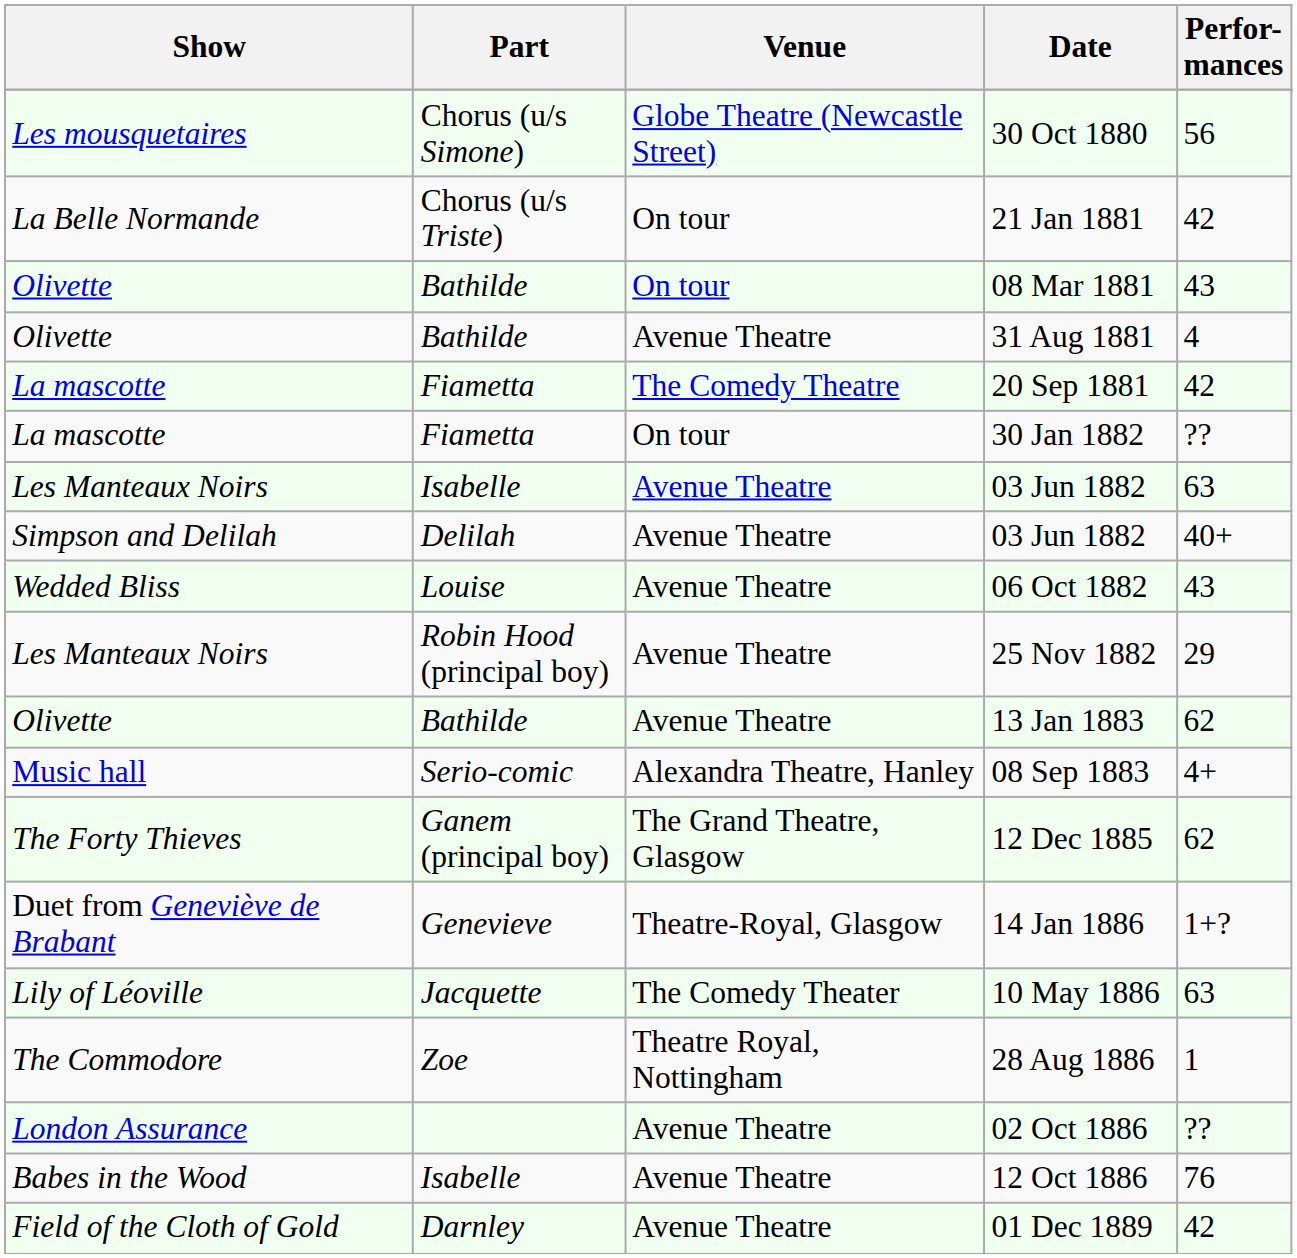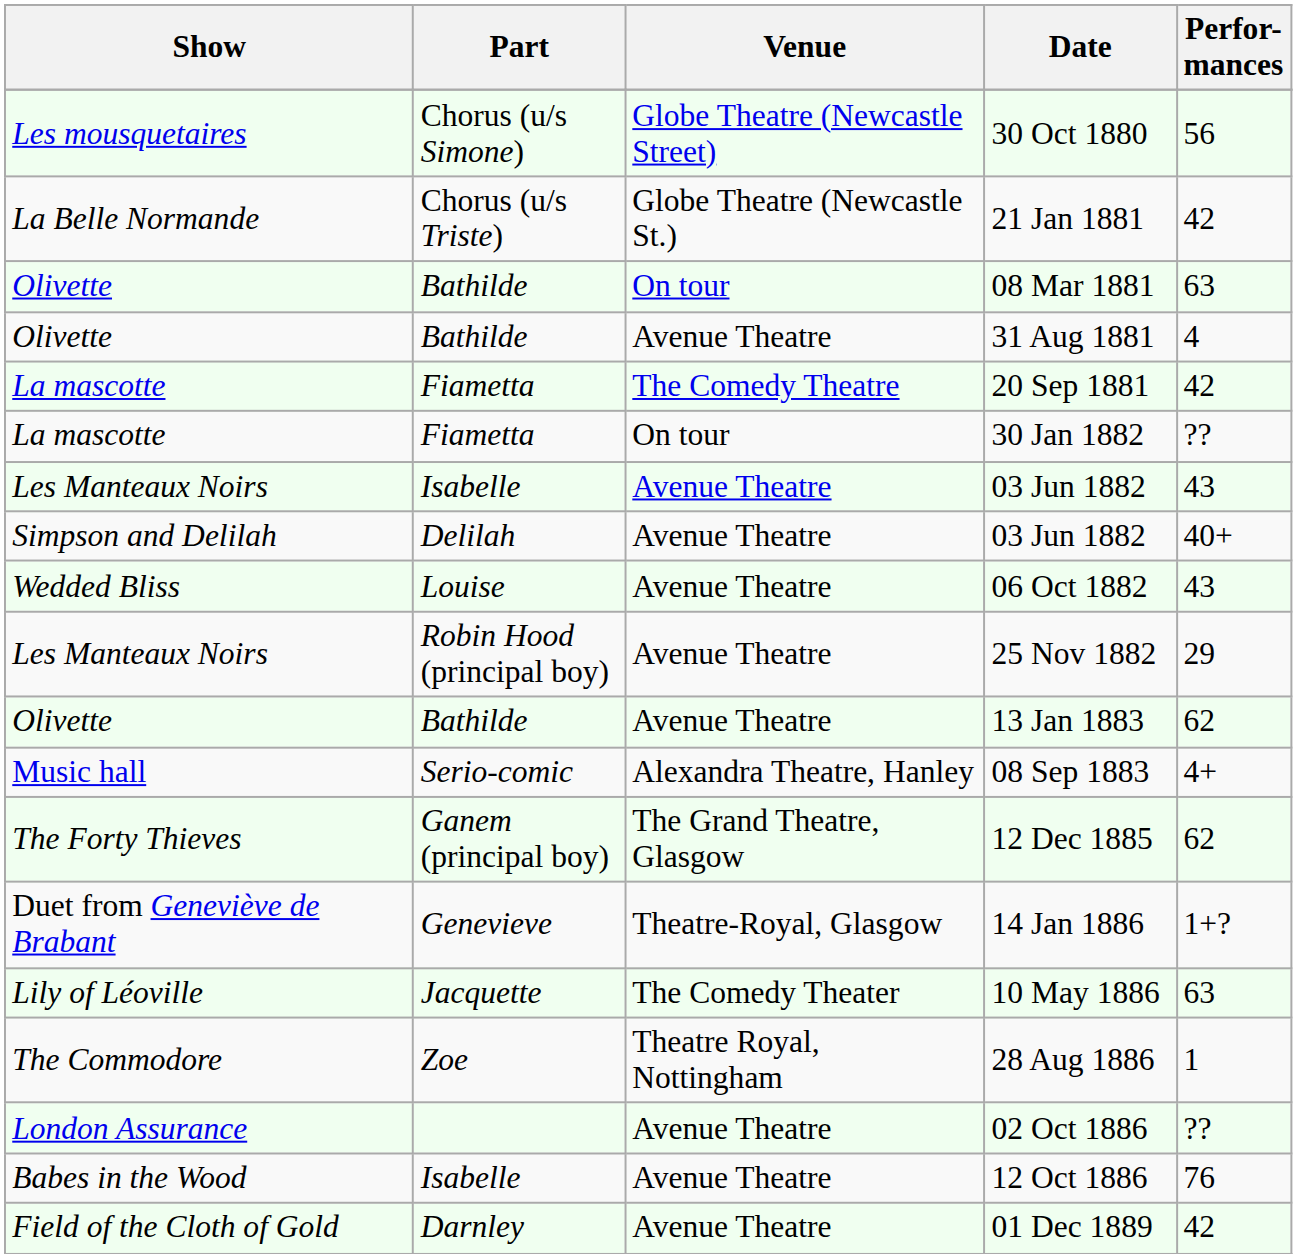(681, 218) On tour -> (797, 218) Globe Theatre (Newcastle St.)
(1199, 285) 43 -> (1199, 285) 63
(1199, 485) 63 -> (1199, 485) 43
